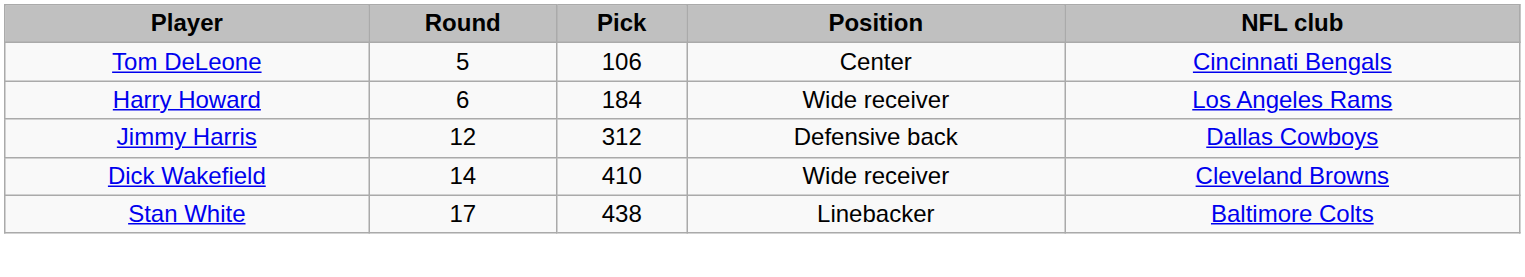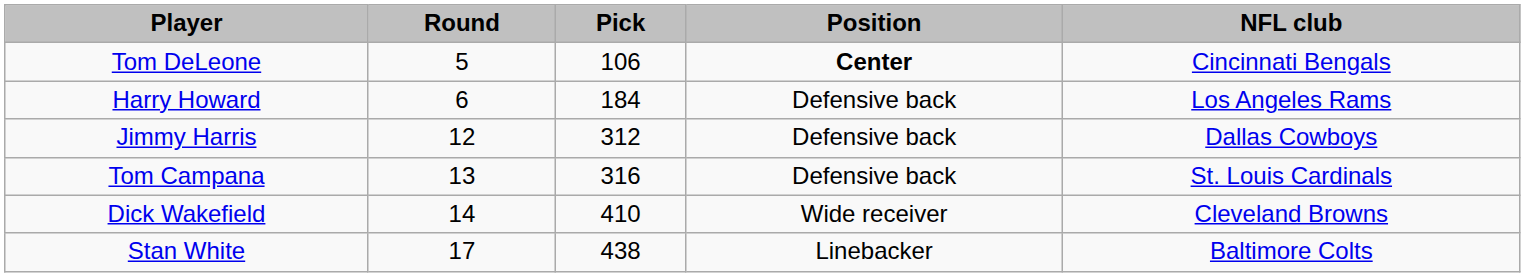(876, 61) normal -> (874, 61) bold
(876, 99) Wide receiver -> (874, 99) Defensive back
+ row: (186, 175)
